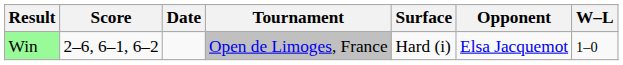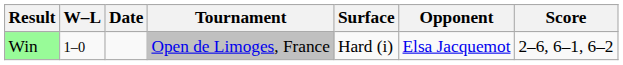columns swapped: (595, 18) <-> (111, 18)
